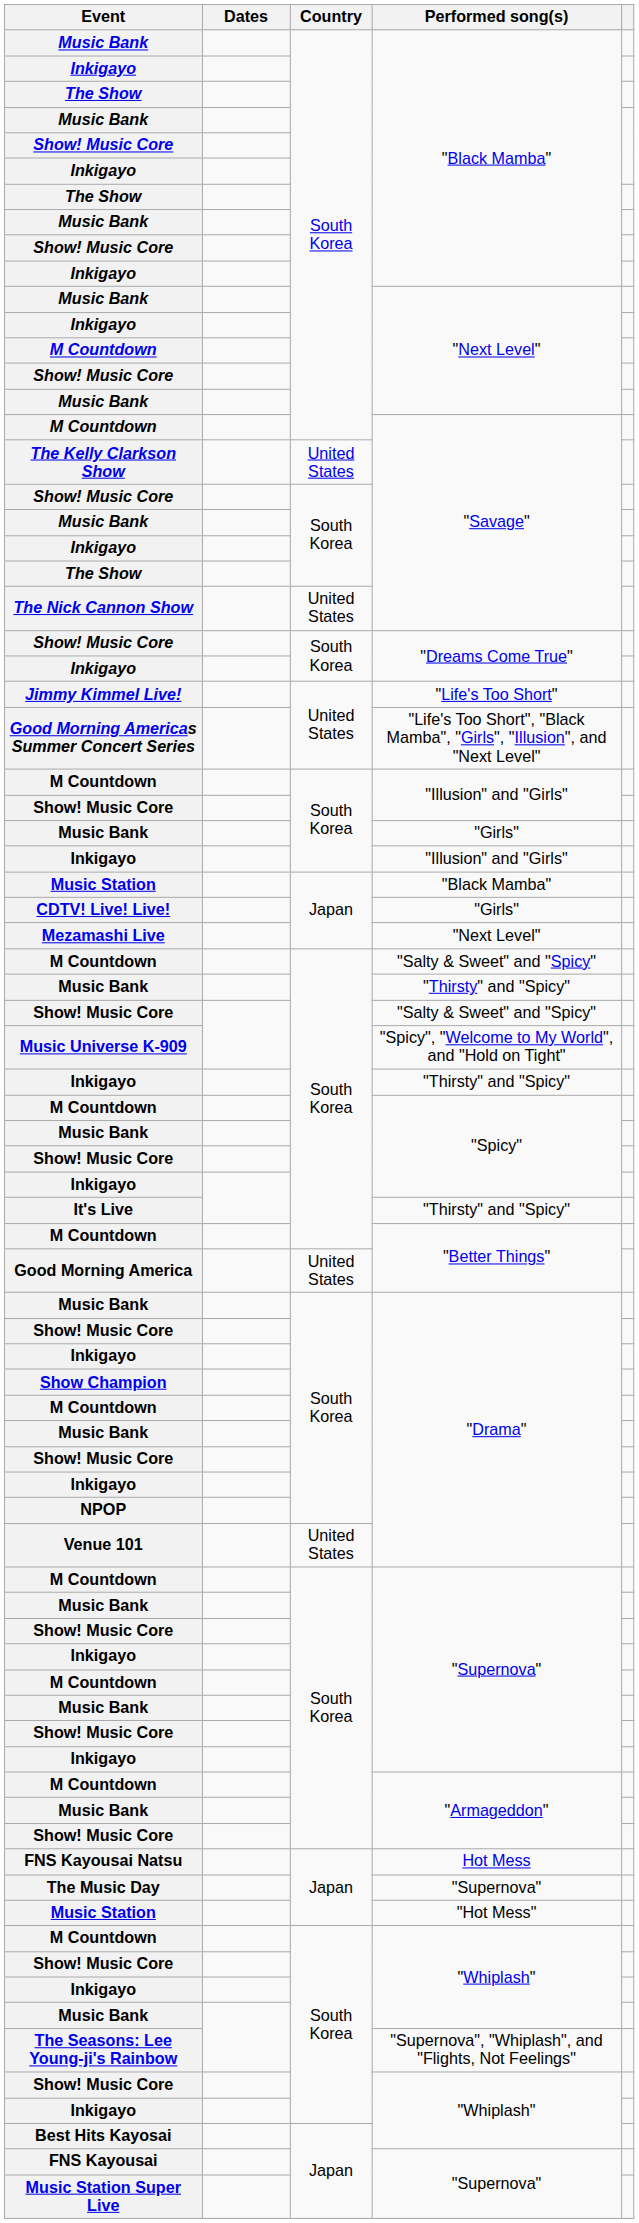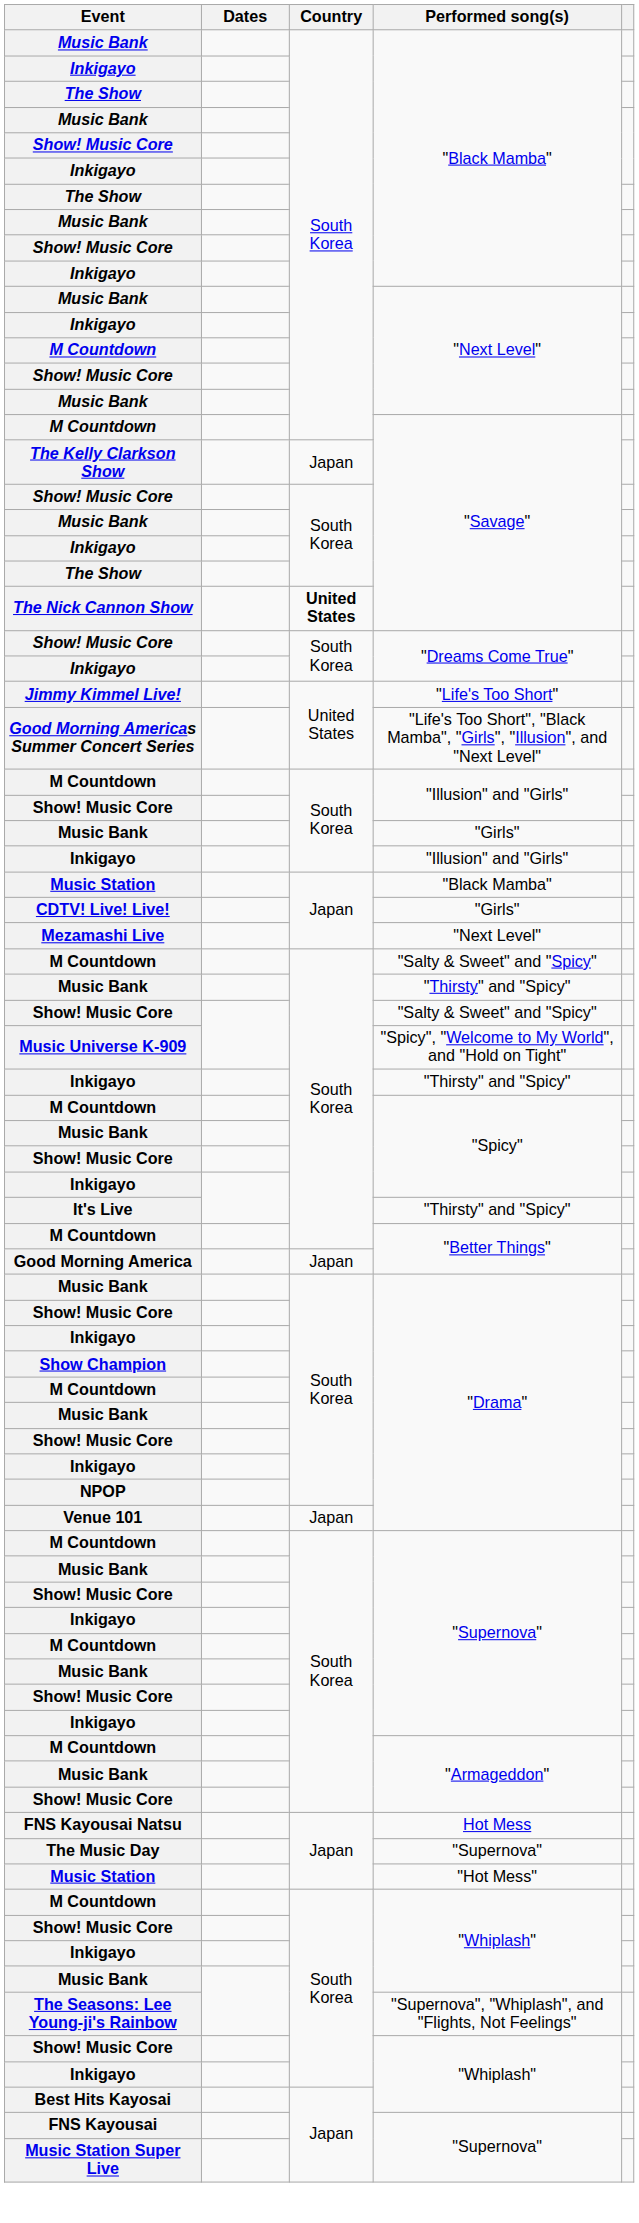(331, 462) United States -> (331, 462) Japan
(331, 608) normal -> (331, 608) bold
(331, 1270) United States -> (331, 1261) Japan
(331, 1545) United States -> (331, 1517) Japan
